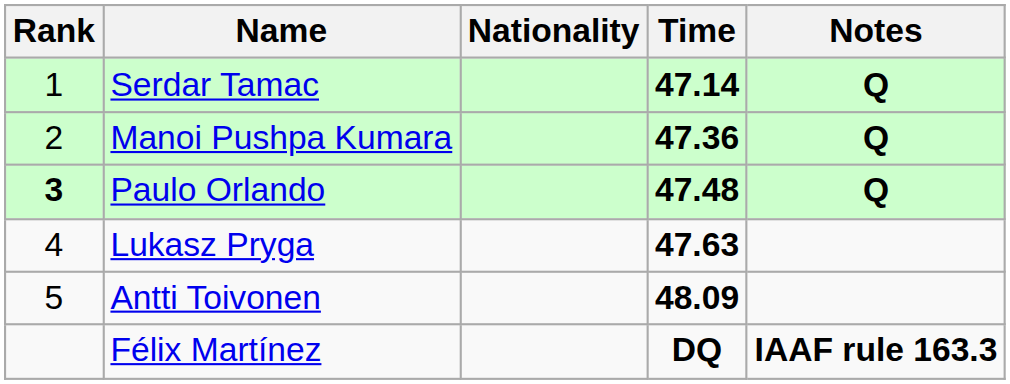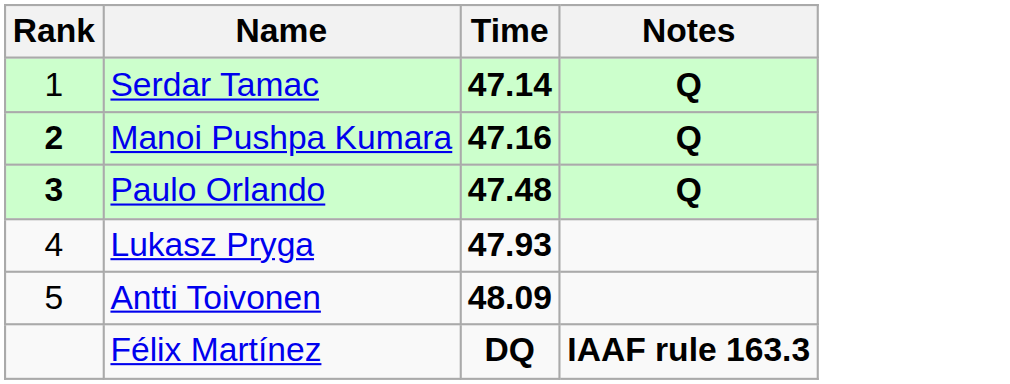- column: (554, 31)
(54, 137) normal -> (54, 137) bold
(697, 137) 47.36 -> (510, 137) 47.16
(697, 244) 47.63 -> (510, 244) 47.93
